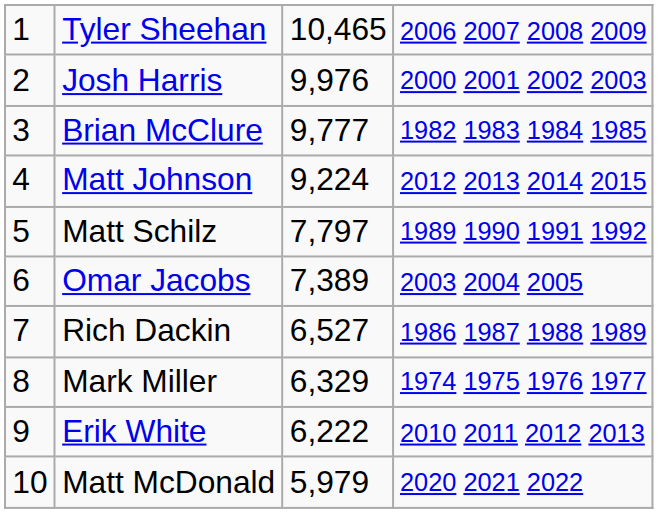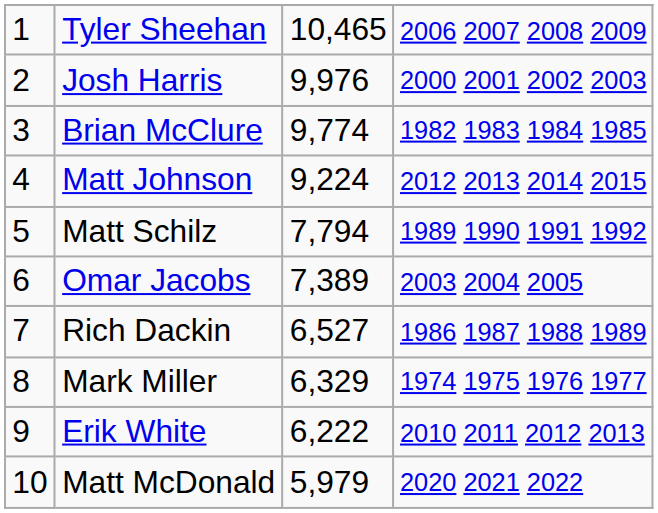(329, 130) 9,777 -> (329, 130) 9,774
(329, 230) 7,797 -> (329, 230) 7,794
